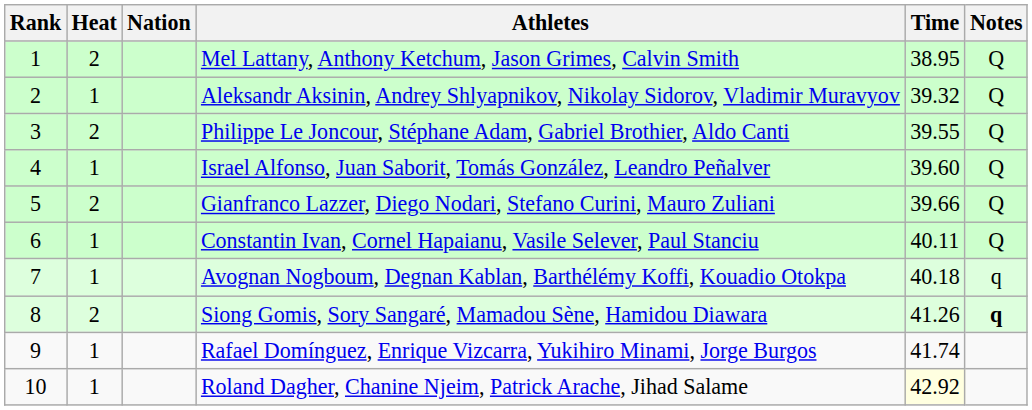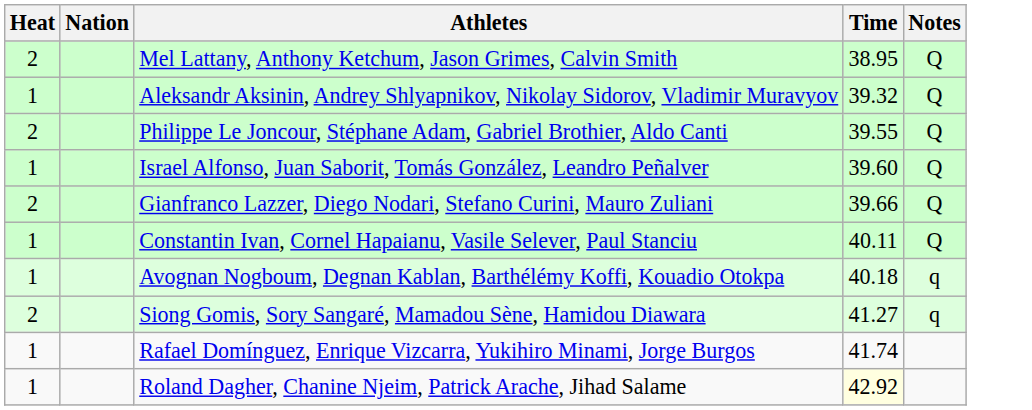- column: (36, 22)
(935, 313) 41.26 -> (873, 313) 41.27
(996, 313) bold -> (935, 313) normal
